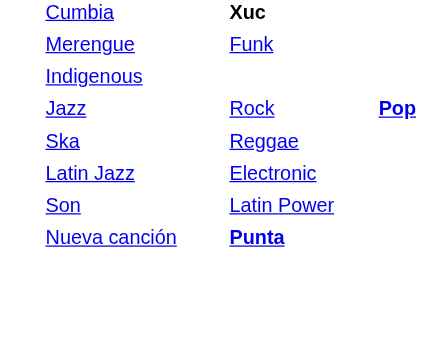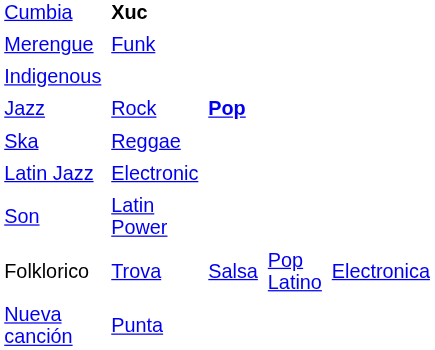+ row: (47, 271)
(257, 237) bold -> (137, 325) normal
